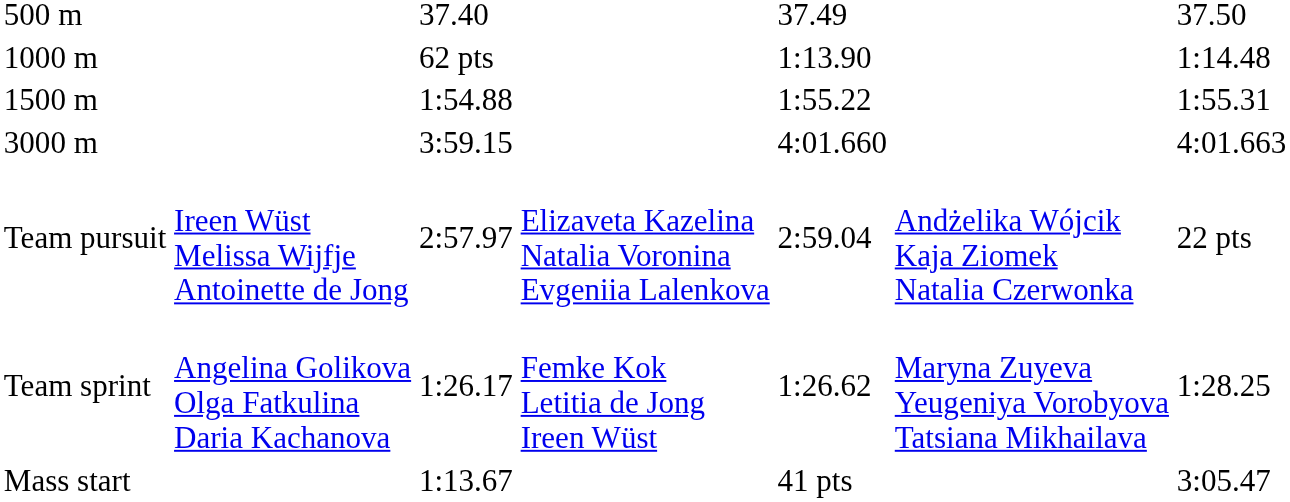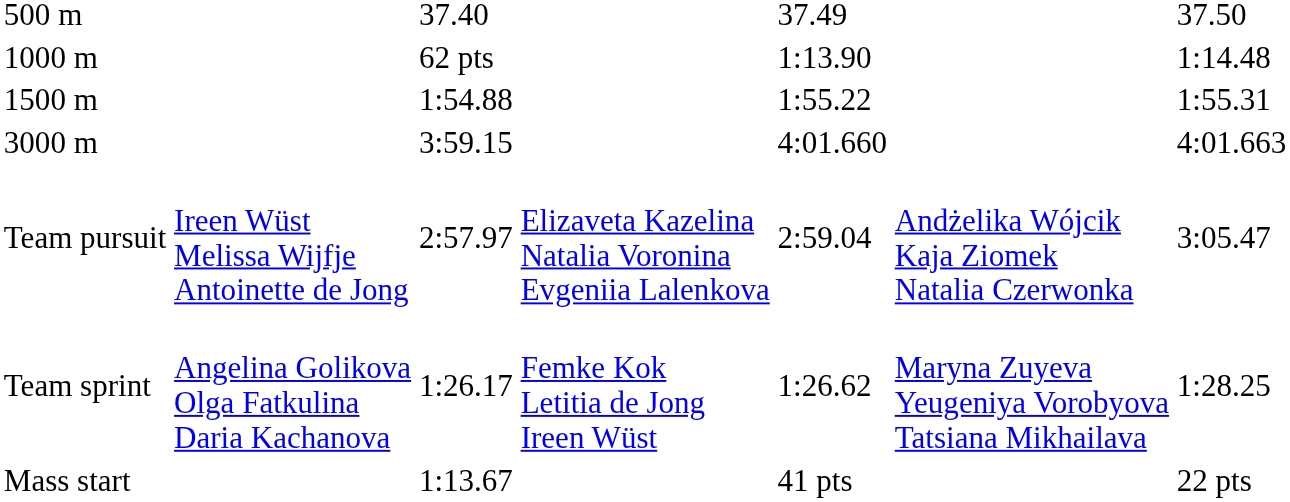(1214, 237) 22 pts -> (1224, 237) 3:05.47
(1224, 480) 3:05.47 -> (1214, 480) 22 pts
